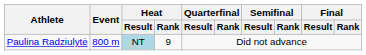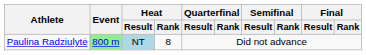(106, 43) no background -> (106, 43) lightgreen background
(168, 43) 9 -> (168, 43) 8
